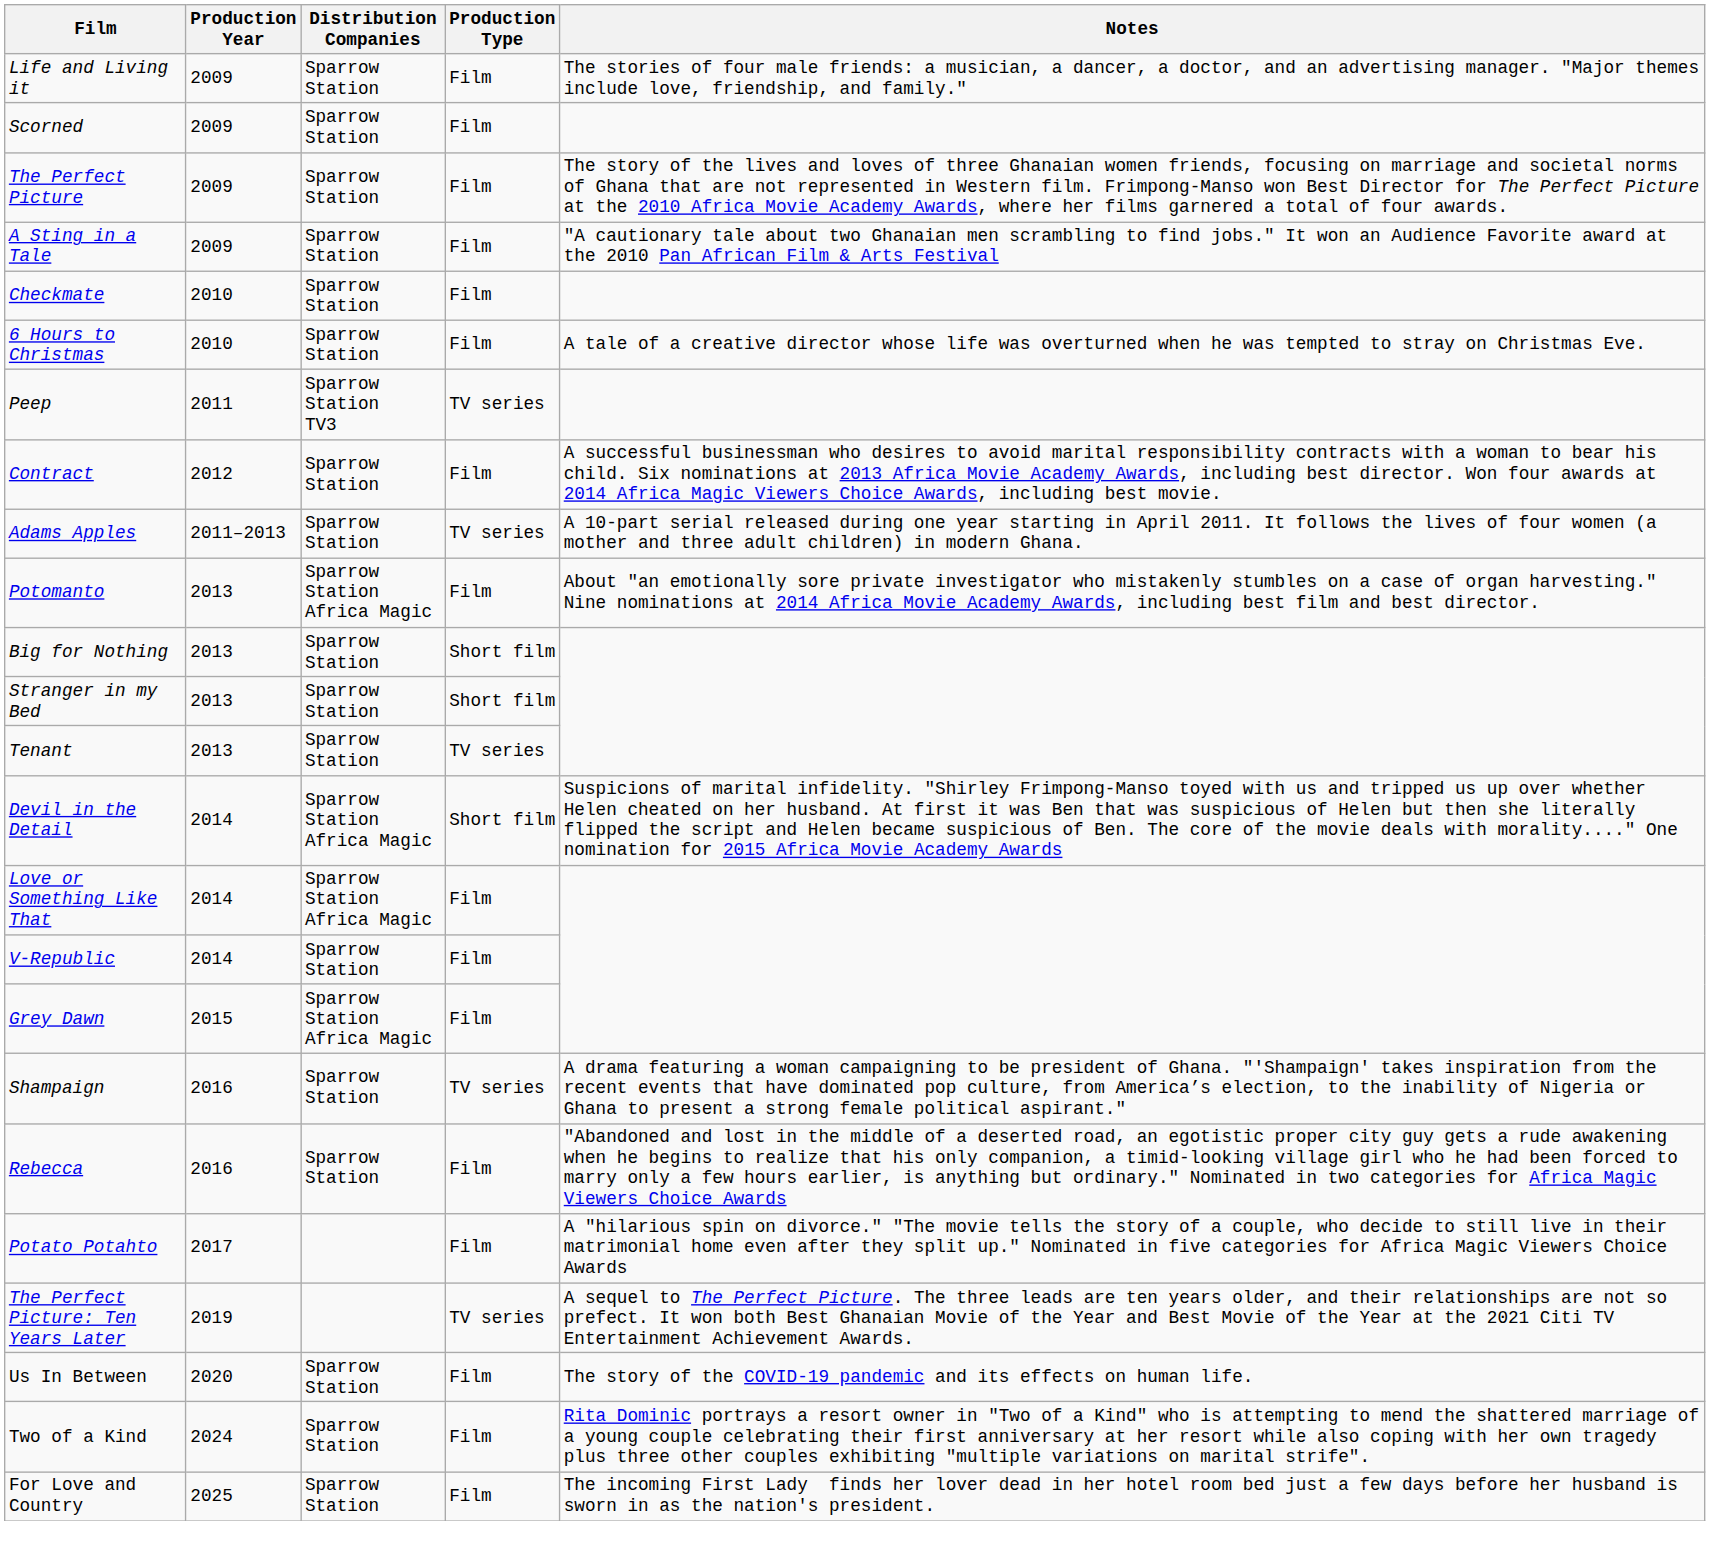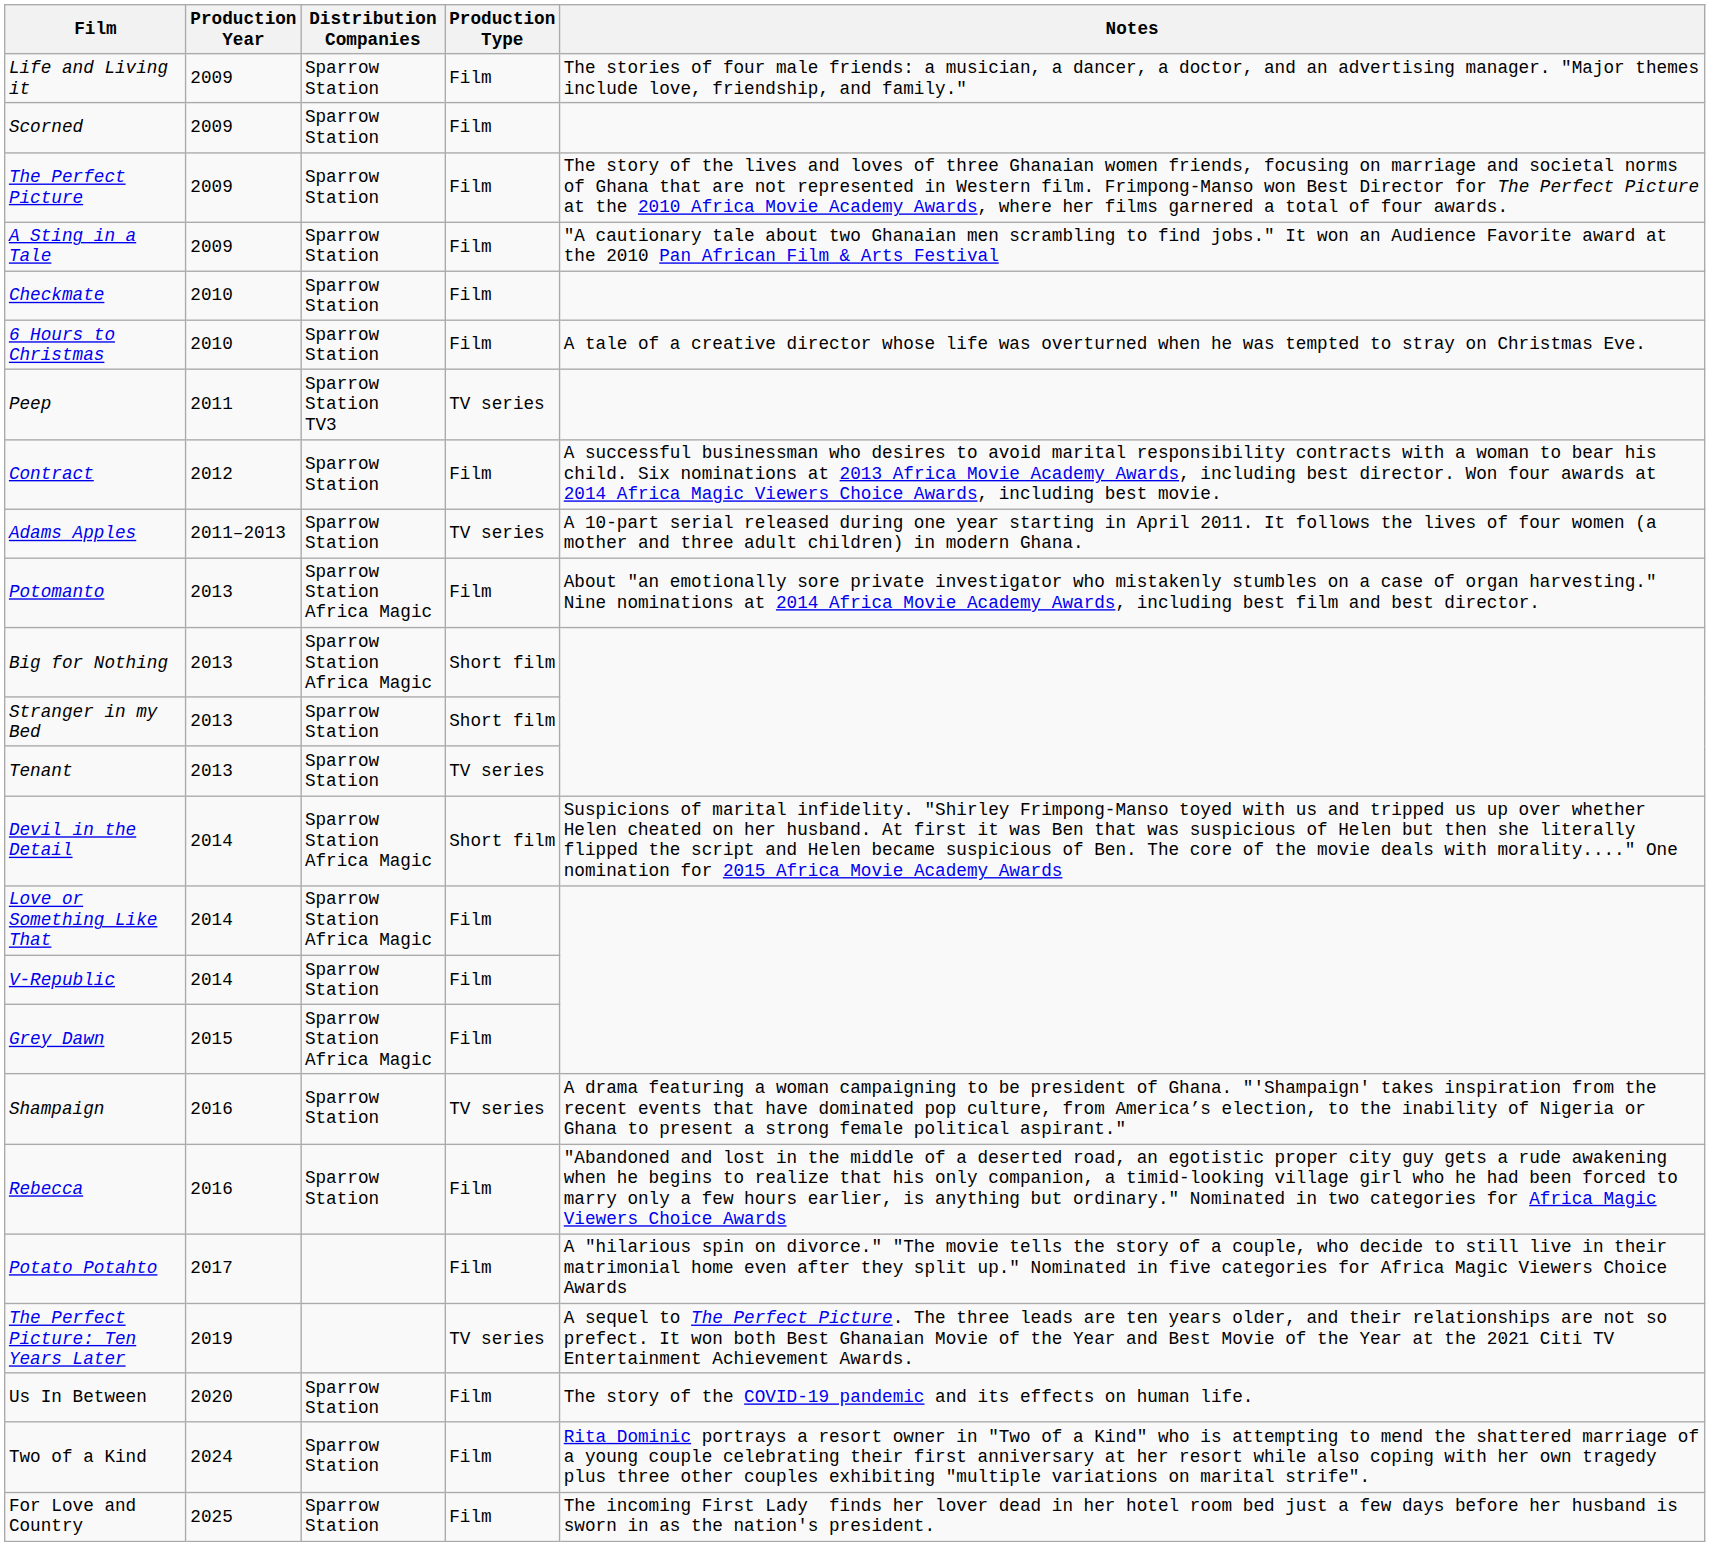(342, 652) Sparrow Station -> (369, 662) Sparrow Station Africa Magic
